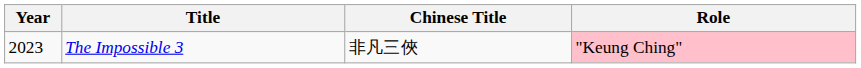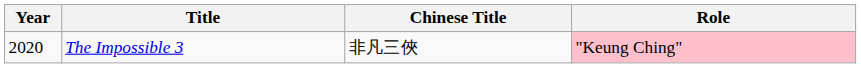(26, 47) 2023 -> (26, 47) 2020
